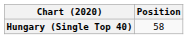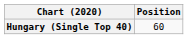(159, 27) 58 -> (159, 27) 60
